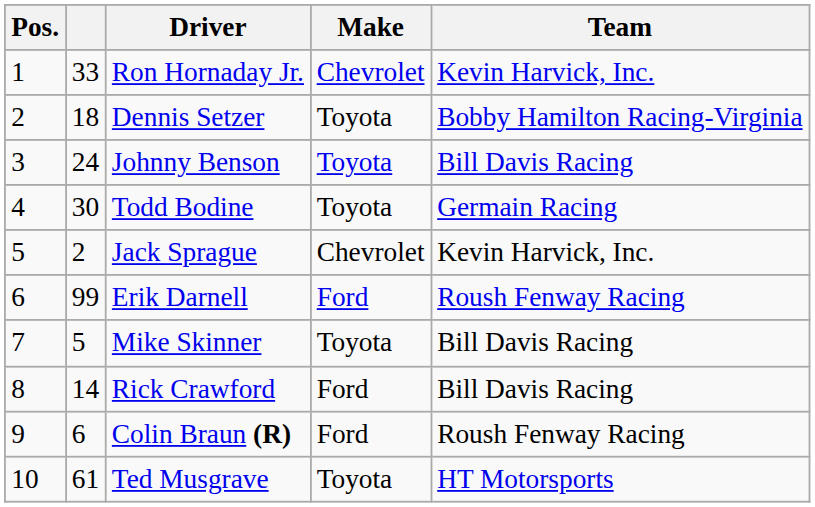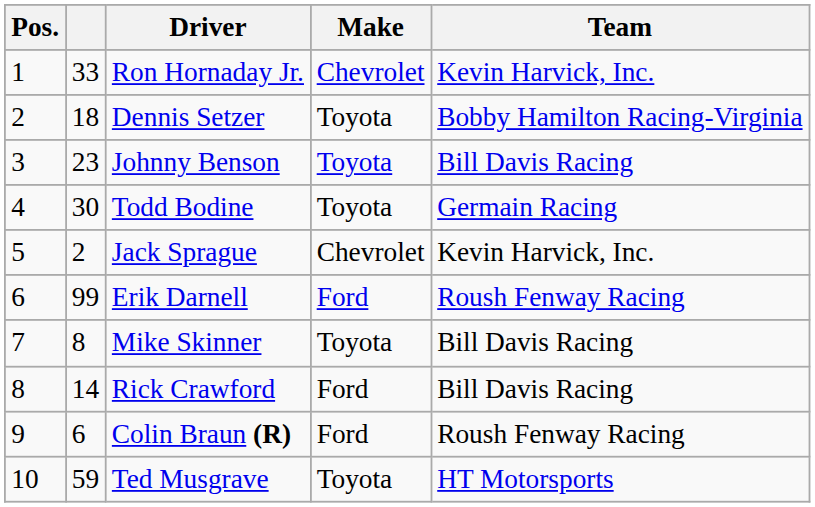(85, 162) 24 -> (85, 162) 23
(79, 343) 5 -> (79, 343) 8
(85, 478) 61 -> (85, 478) 59
